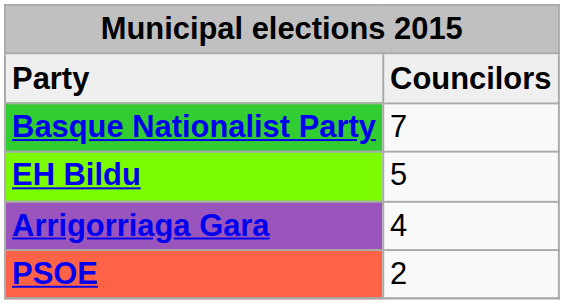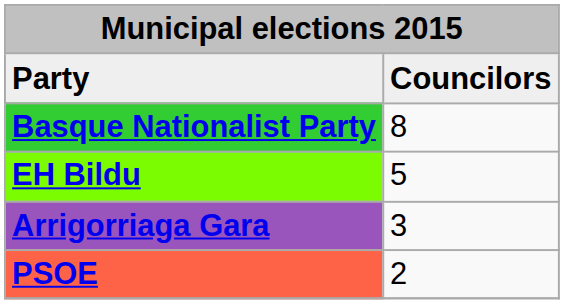(399, 126) 7 -> (399, 126) 8
(399, 224) 4 -> (399, 224) 3
